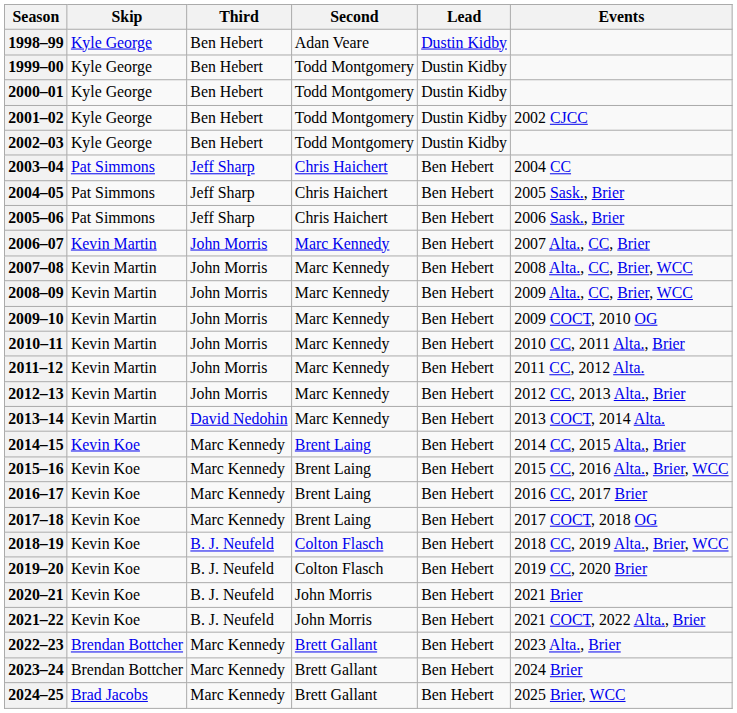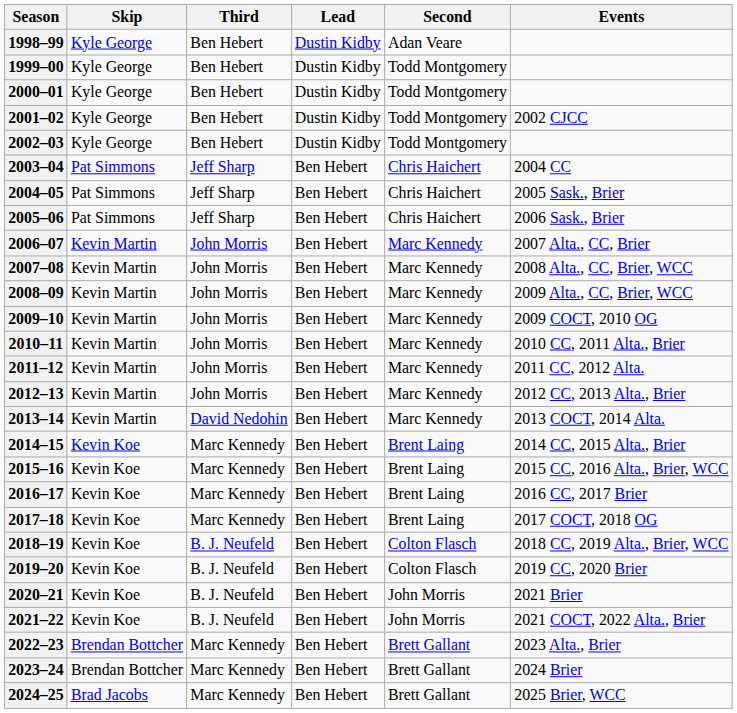columns swapped: (354, 17) <-> (464, 17)
